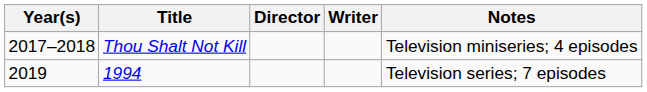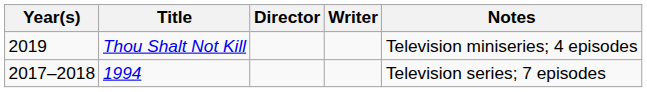(52, 45) 2017–2018 -> (28, 45) 2019
(28, 73) 2019 -> (52, 73) 2017–2018
